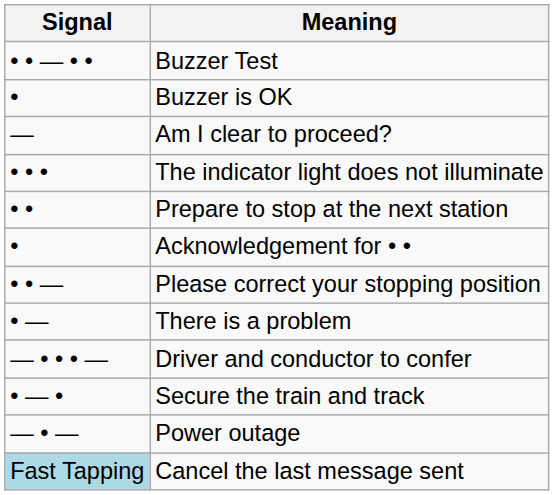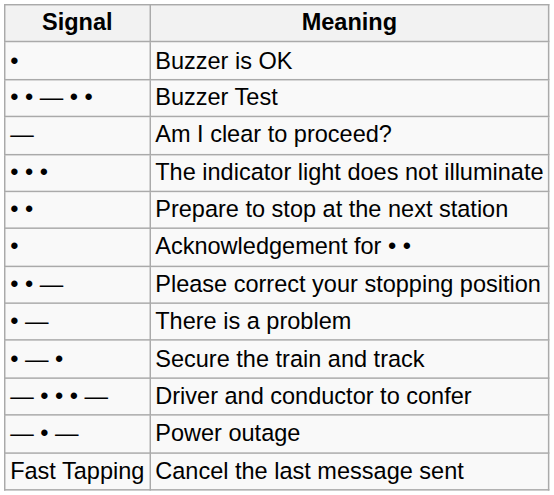rows swapped: (216, 60) <-> (224, 97)
rows swapped: (290, 396) <-> (313, 358)
(77, 470) lightblue background -> (77, 470) no background
